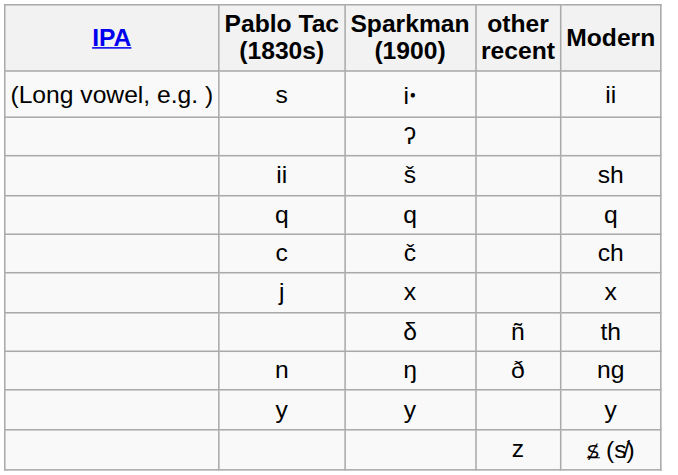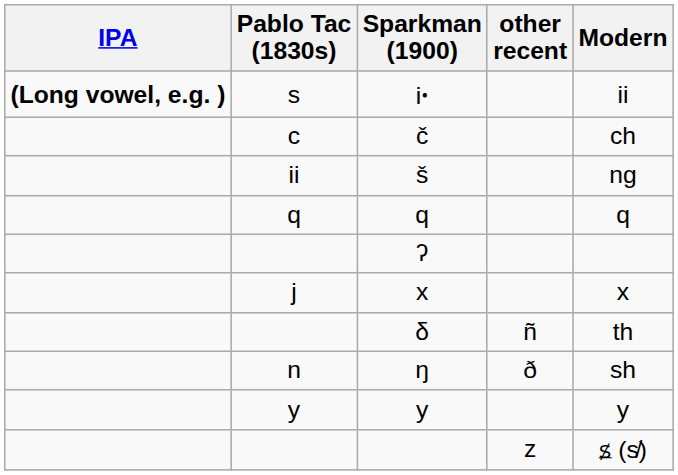(112, 93) normal -> (118, 93) bold
rows swapped: (410, 253) <-> (410, 136)
(611, 175) sh -> (623, 175) ng
(611, 370) ng -> (623, 370) sh
